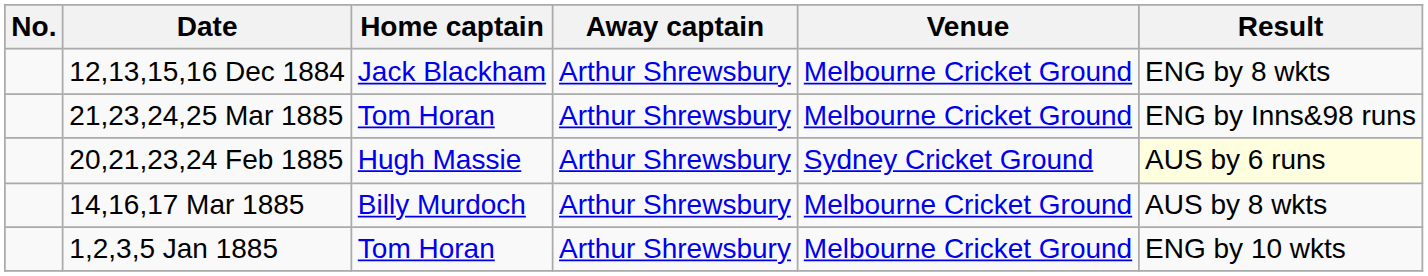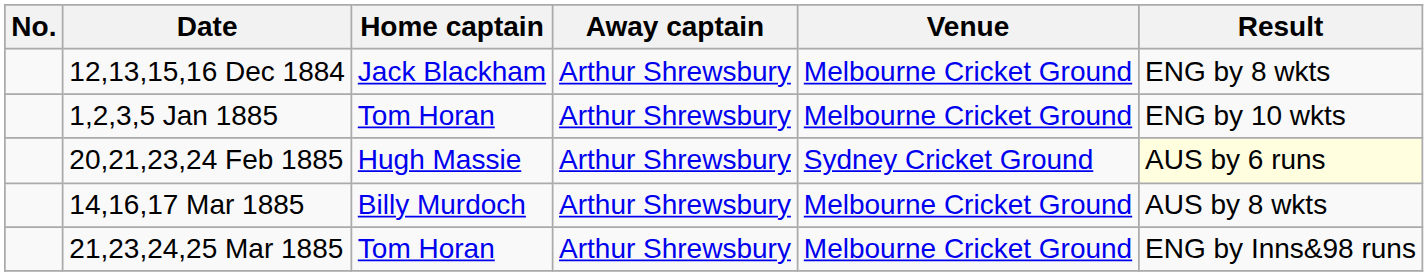rows swapped: (174, 248) <-> (206, 115)
